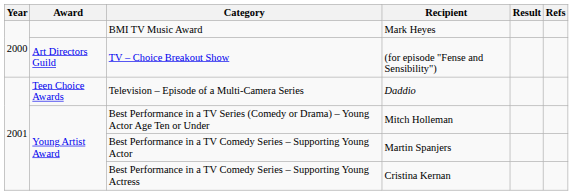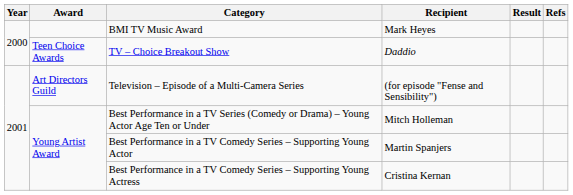(60, 57) Art Directors Guild -> (58, 51) Teen Choice Awards
(434, 63) (for episode "Fense and Sensibility") -> (400, 51) Daddio
(58, 91) Teen Choice Awards -> (60, 85) Art Directors Guild
(400, 91) Daddio -> (434, 91) (for episode "Fense and Sensibility")
